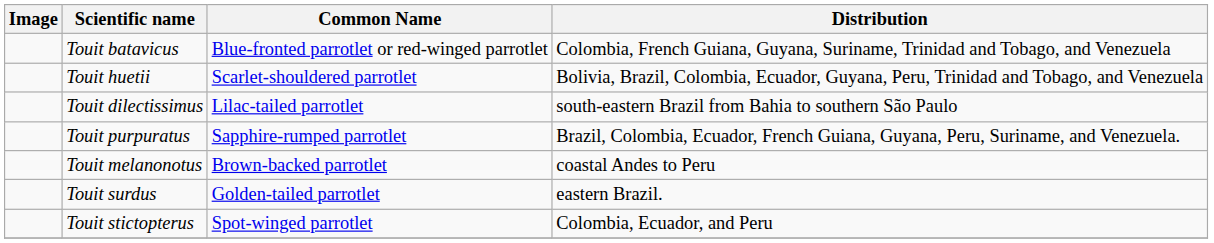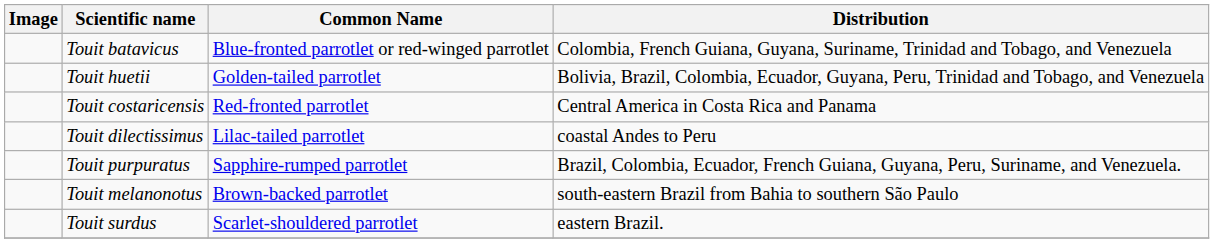(314, 77) Scarlet-shouldered parrotlet -> (297, 77) Golden-tailed parrotlet
+ row: (135, 106)
(757, 106) south-eastern Brazil from Bahia to southern São Paulo -> (637, 135) coastal Andes to Peru
(636, 164) coastal Andes to Peru -> (758, 194) south-eastern Brazil from Bahia to southern São Paulo
(296, 194) Golden-tailed parrotlet -> (315, 223) Scarlet-shouldered parrotlet
- row: (130, 223)
